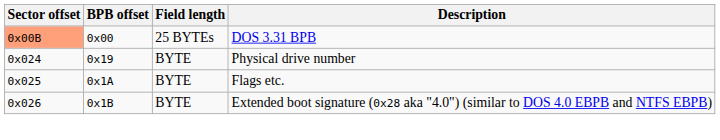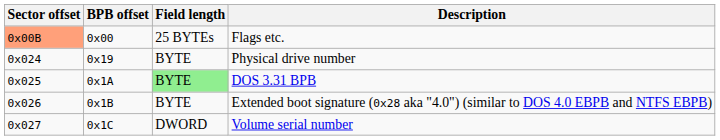(274, 37) DOS 3.31 BPB -> (258, 37) Flags etc.
(173, 80) no background -> (173, 80) lightgreen background
(258, 80) Flags etc. -> (274, 80) DOS 3.31 BPB
+ row: (100, 125)
